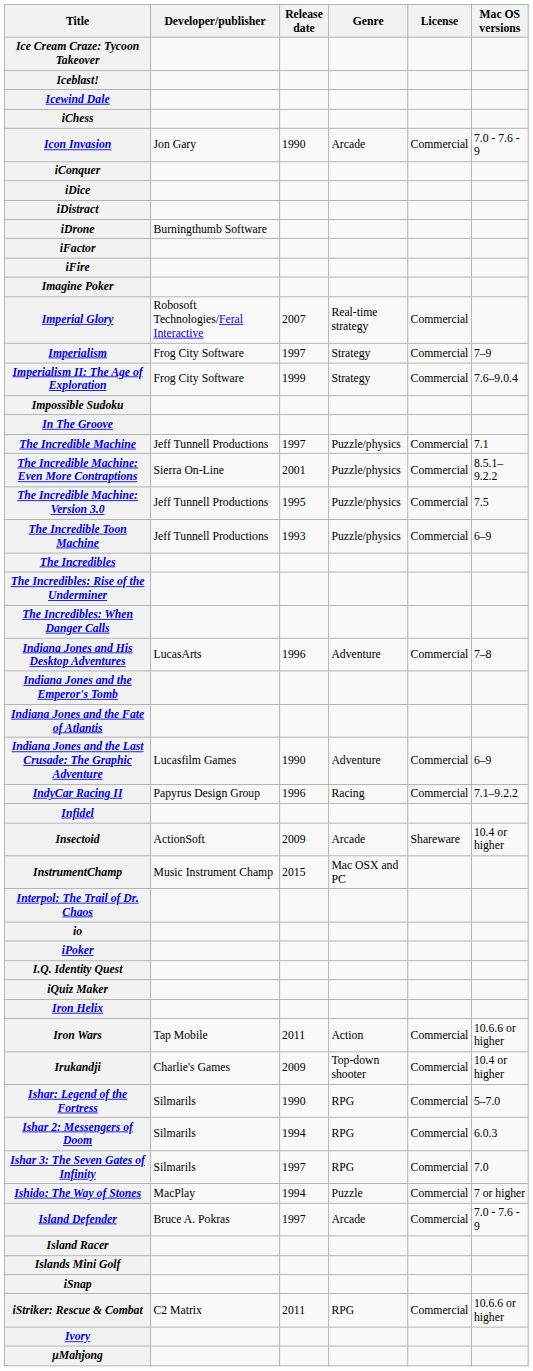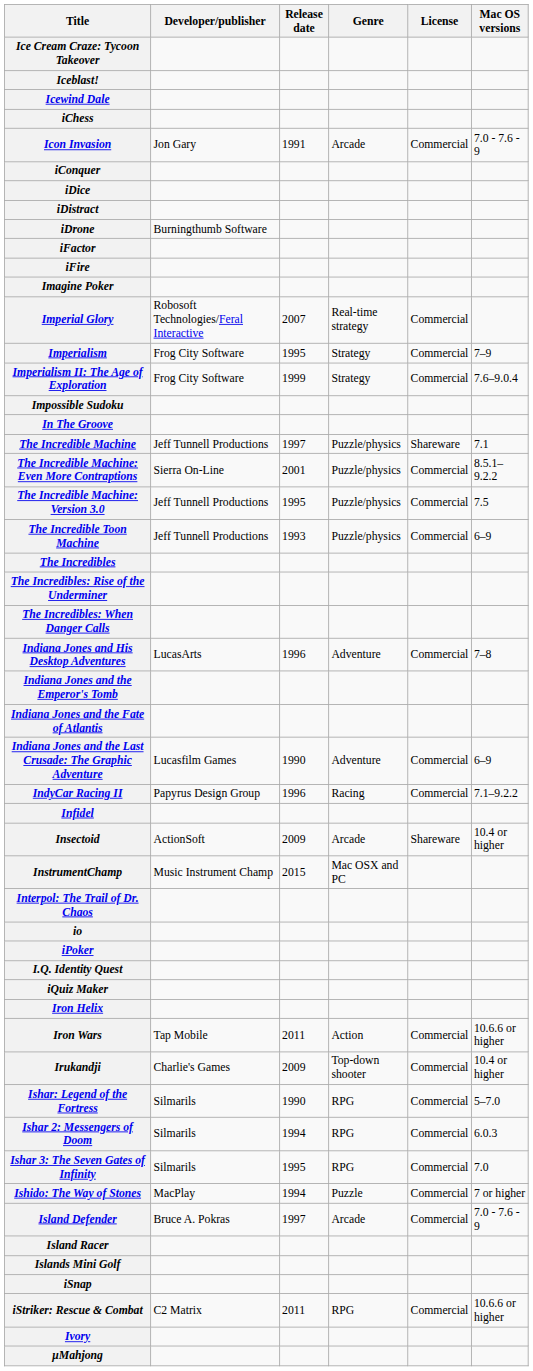(294, 144) 1990 -> (294, 144) 1991
(294, 352) 1997 -> (294, 352) 1995
(439, 443) Commercial -> (435, 443) Shareware
(294, 1166) 1997 -> (294, 1166) 1995
